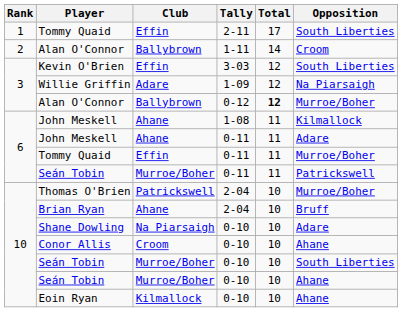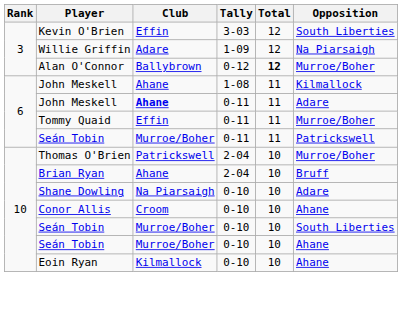- row: (75, 31)
- row: (81, 49)
(152, 138) normal -> (152, 102) bold
